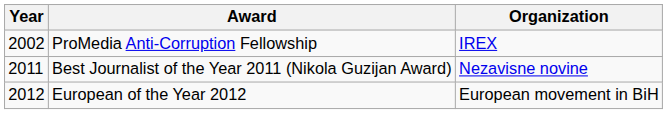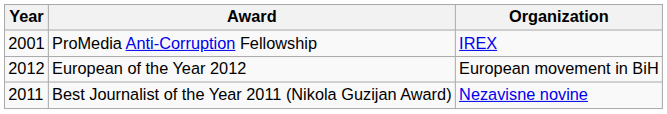(26, 43) 2002 -> (26, 43) 2001
rows swapped: (252, 69) <-> (149, 95)
